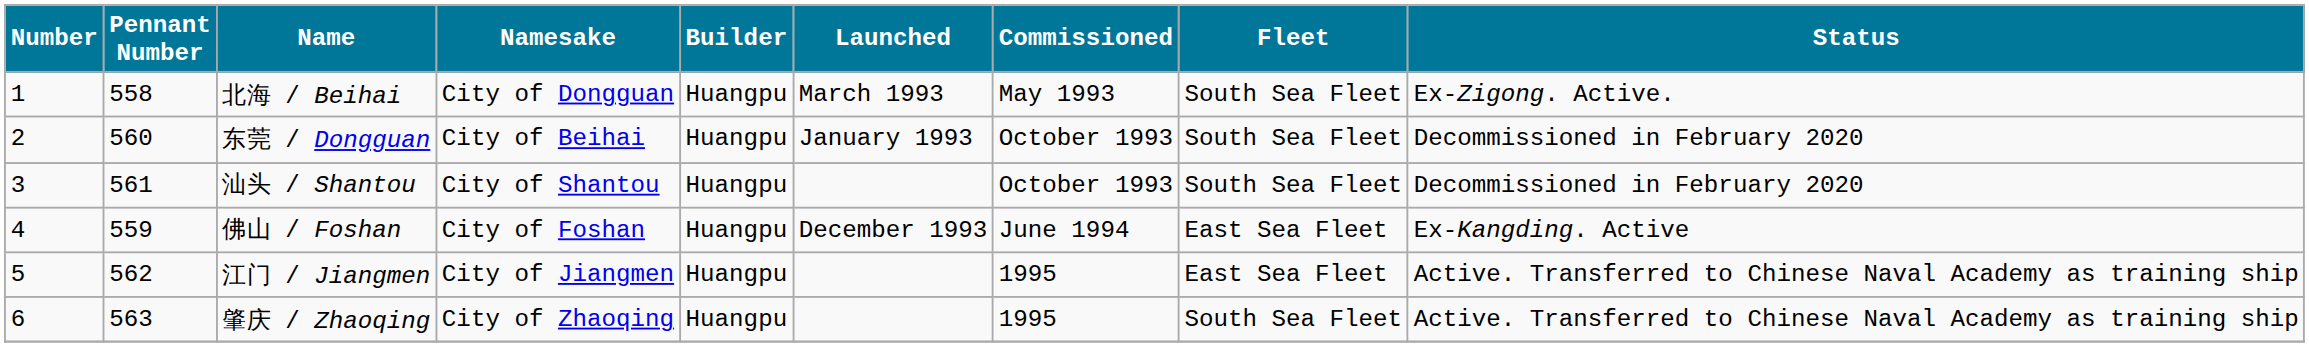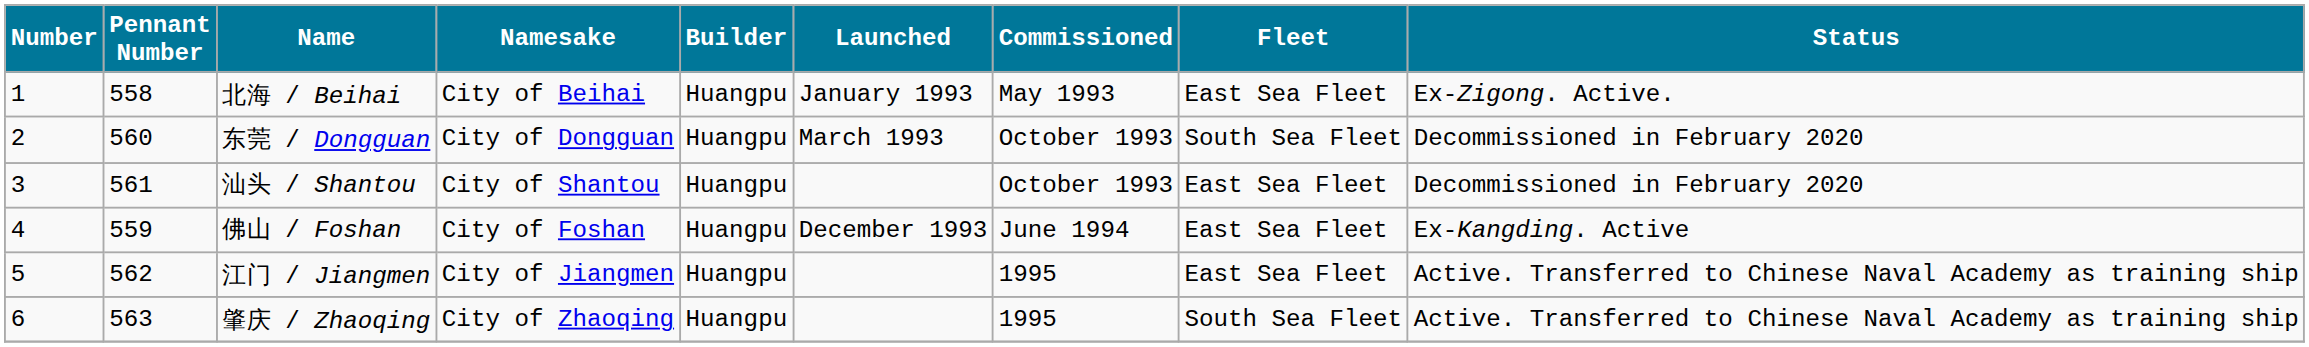(558, 95) City of Dongguan -> (543, 95) City of Beihai
(871, 95) March 1993 -> (886, 95) January 1993
(1293, 95) South Sea Fleet -> (1286, 95) East Sea Fleet
(543, 140) City of Beihai -> (558, 140) City of Dongguan
(886, 140) January 1993 -> (871, 140) March 1993
(1293, 185) South Sea Fleet -> (1286, 185) East Sea Fleet
